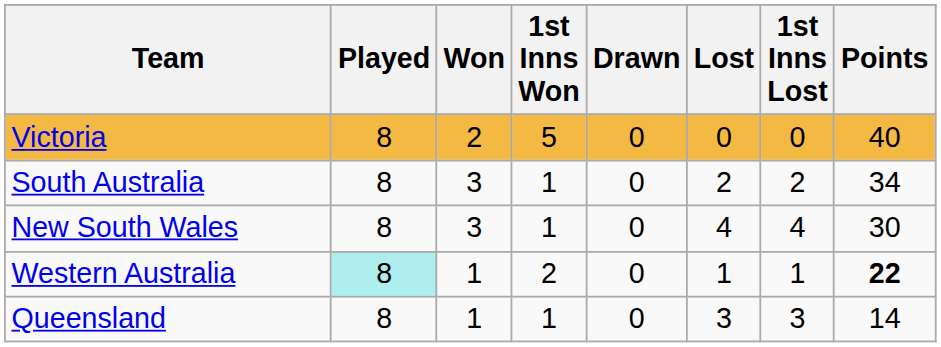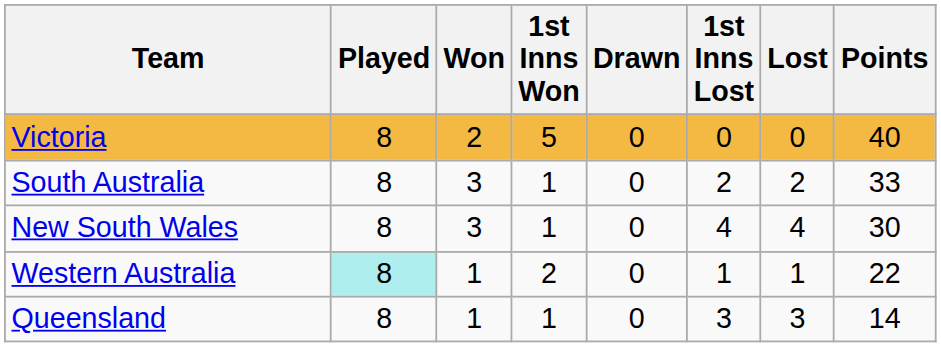columns swapped: (798, 59) <-> (724, 59)
(885, 182) 34 -> (885, 182) 33
(885, 273) bold -> (885, 273) normal
